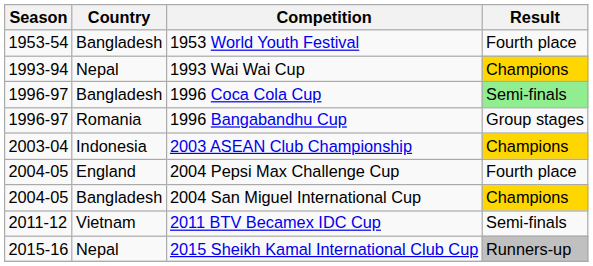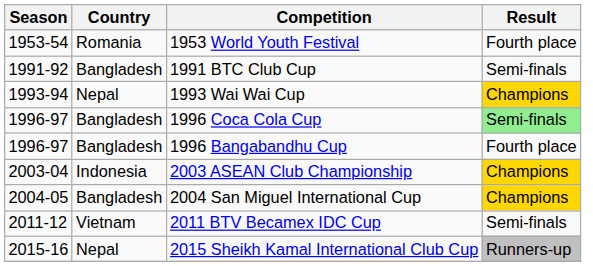(119, 43) Bangladesh -> (109, 43) Romania
+ row: (243, 69)
(109, 120) Romania -> (119, 146) Bangladesh
(535, 120) Group stages -> (531, 146) Fourth place
- row: (285, 171)
